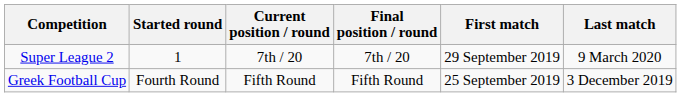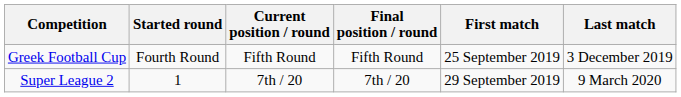rows swapped: (67, 56) <-> (67, 80)
